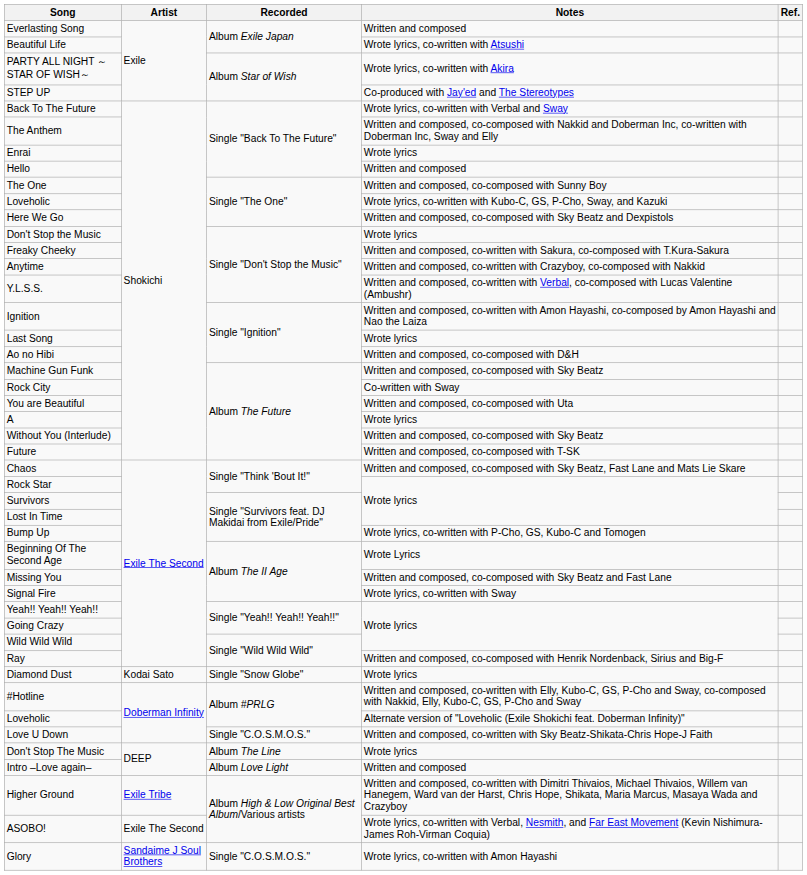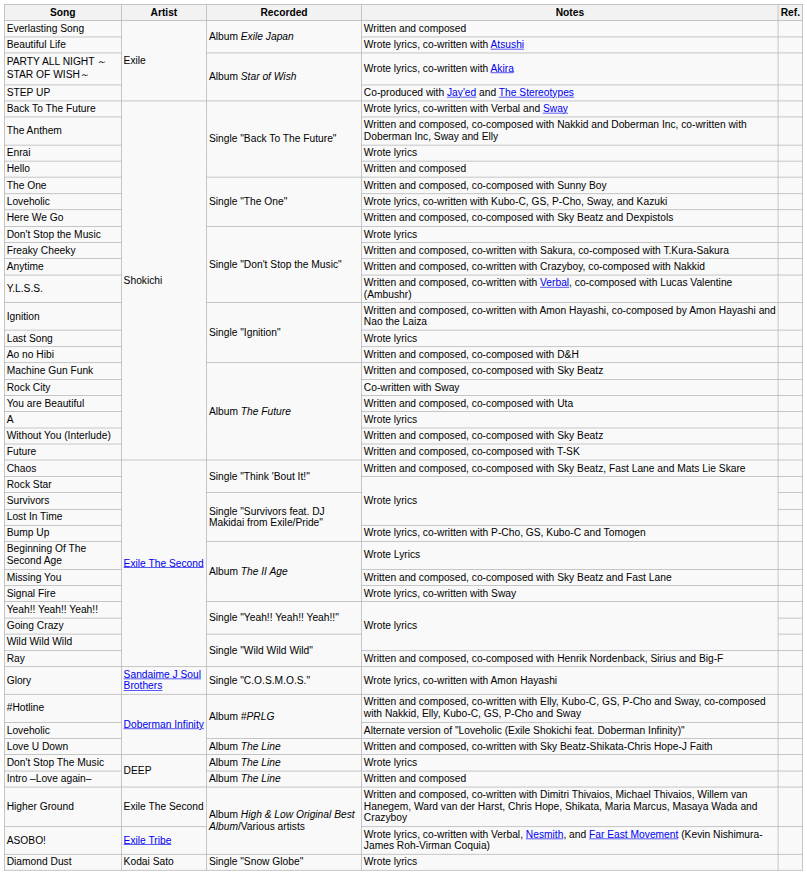rows swapped: (19, 856) <-> (39, 674)
(260, 735) Single "C.O.S.M.O.S." -> (245, 746) Album The Line
(248, 767) Album Love Light -> (245, 779) Album The Line
(148, 795) Exile Tribe -> (164, 806) Exile The Second
(164, 828) Exile The Second -> (148, 840) Exile Tribe
